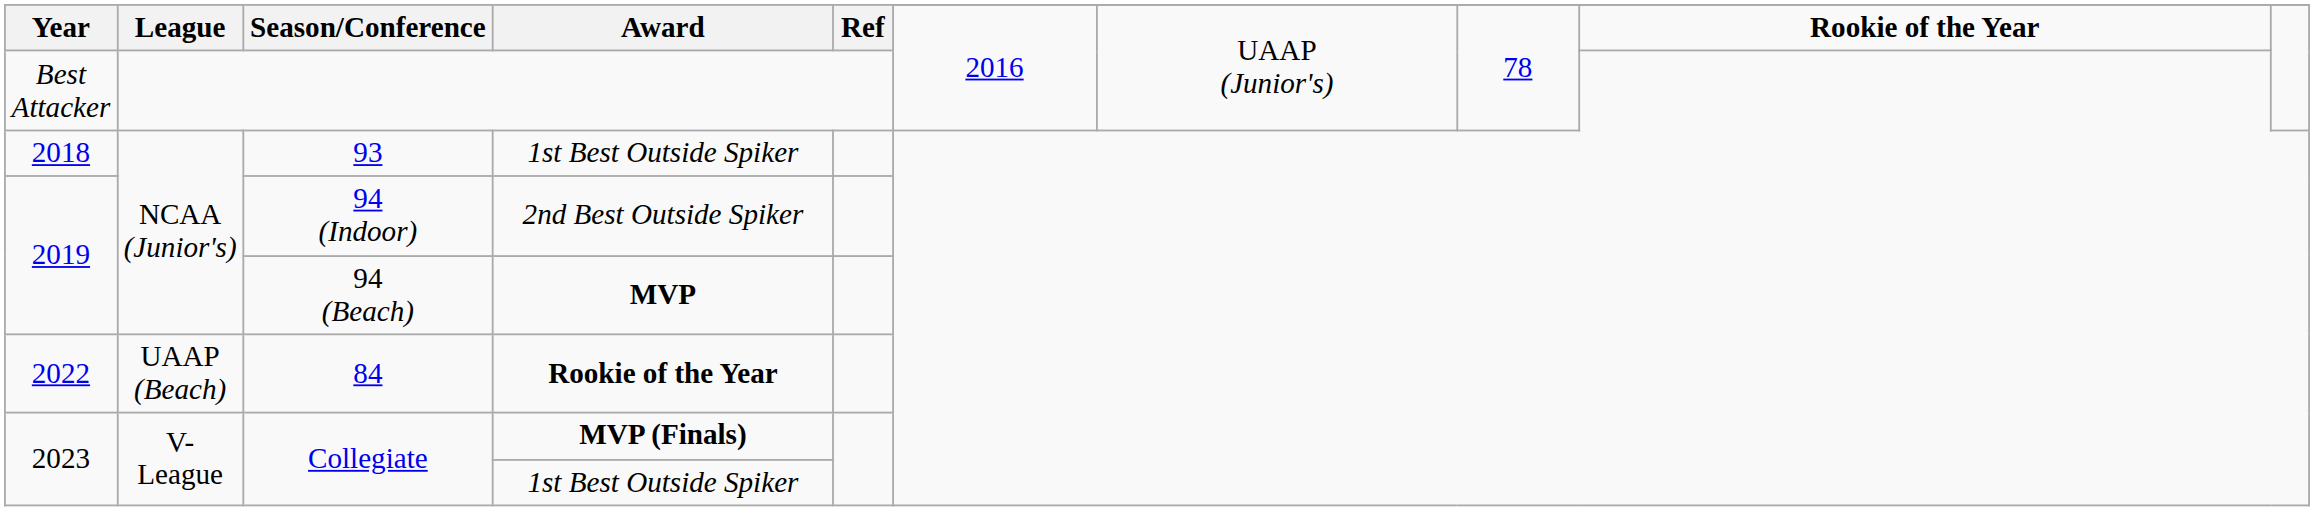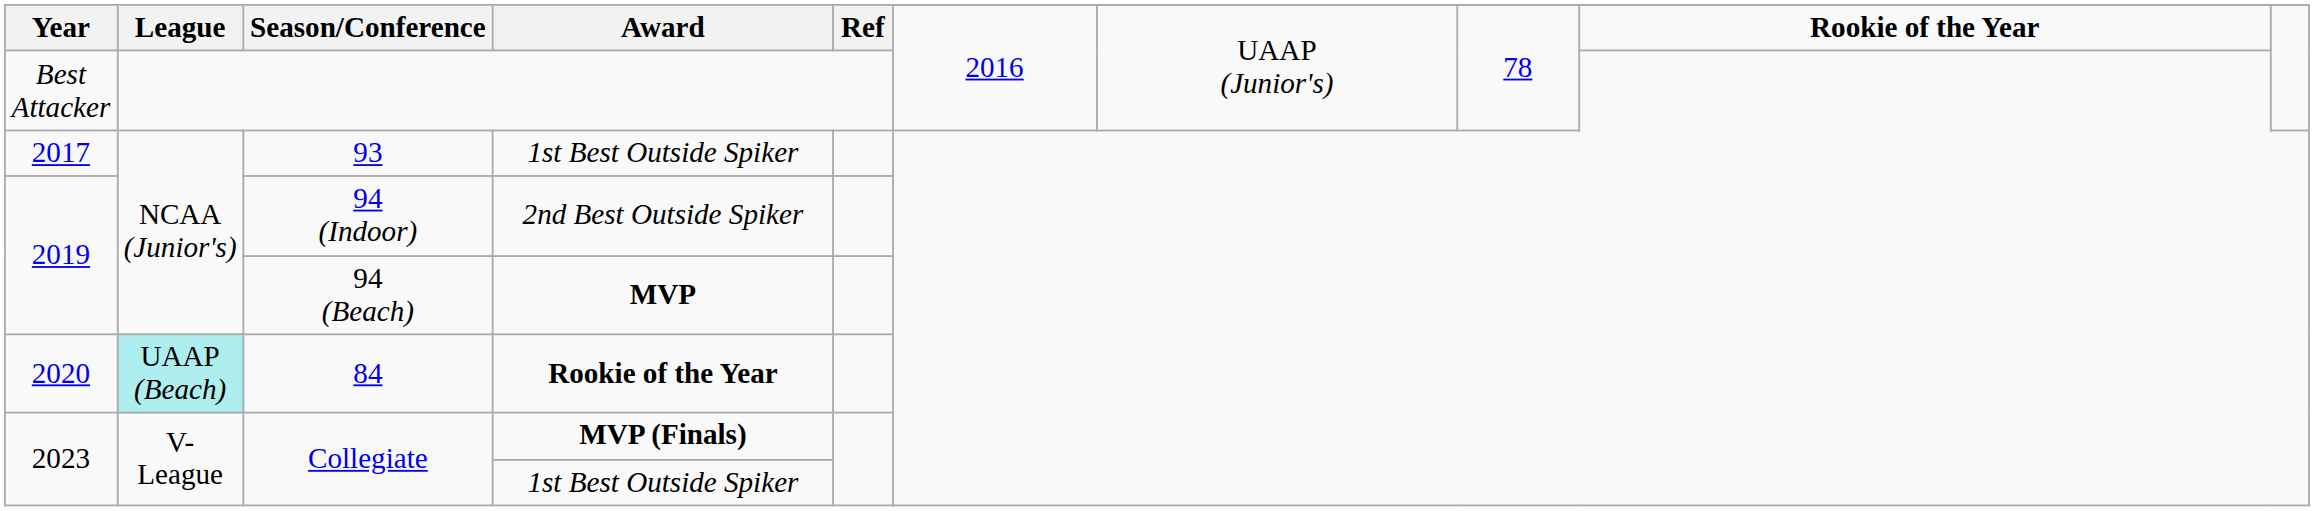(61, 152) 2018 -> (61, 152) 2017
(61, 373) 2022 -> (61, 373) 2020
(180, 373) no background -> (180, 373) paleturquoise background
